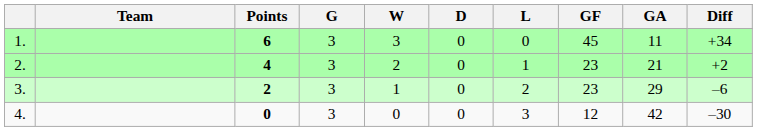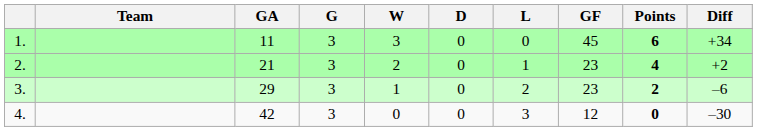columns swapped: (267, 16) <-> (655, 16)
